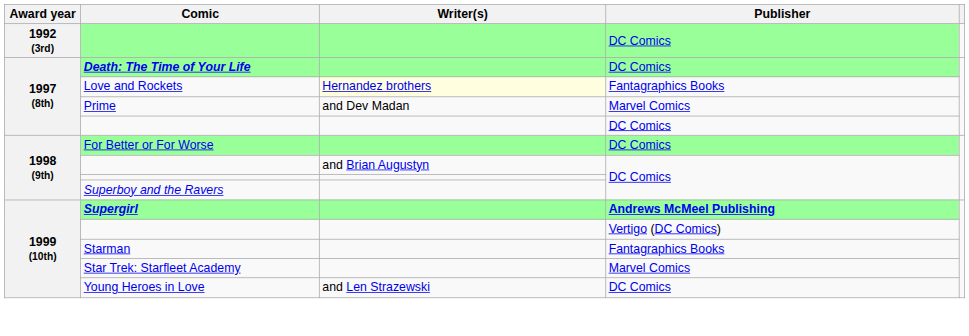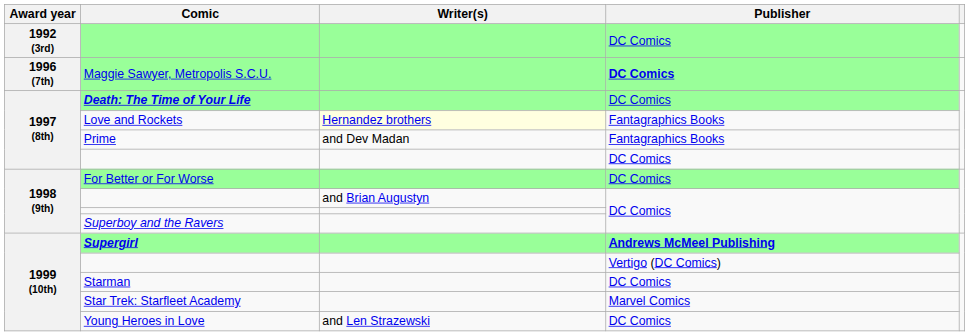+ row: (43, 74)
(649, 106) Marvel Comics -> (667, 139) Fantagraphics Books
(667, 248) Fantagraphics Books -> (640, 282) DC Comics
